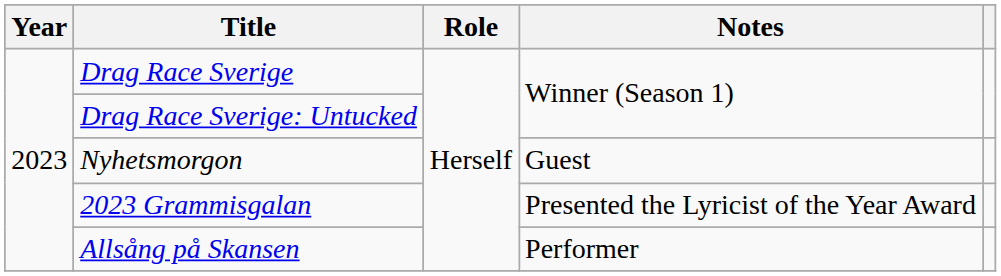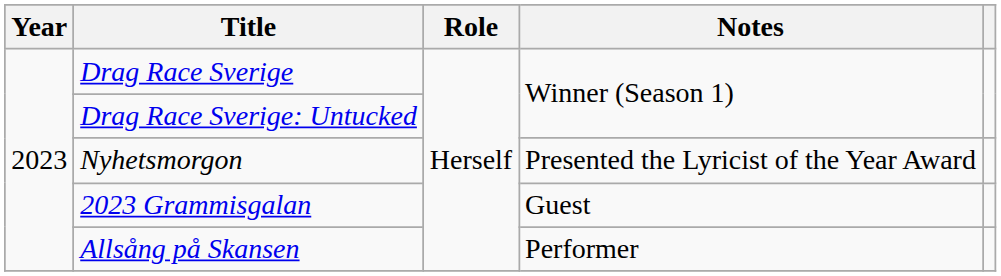(558, 159) Guest -> (751, 159) Presented the Lyricist of the Year Award
(751, 204) Presented the Lyricist of the Year Award -> (558, 204) Guest
